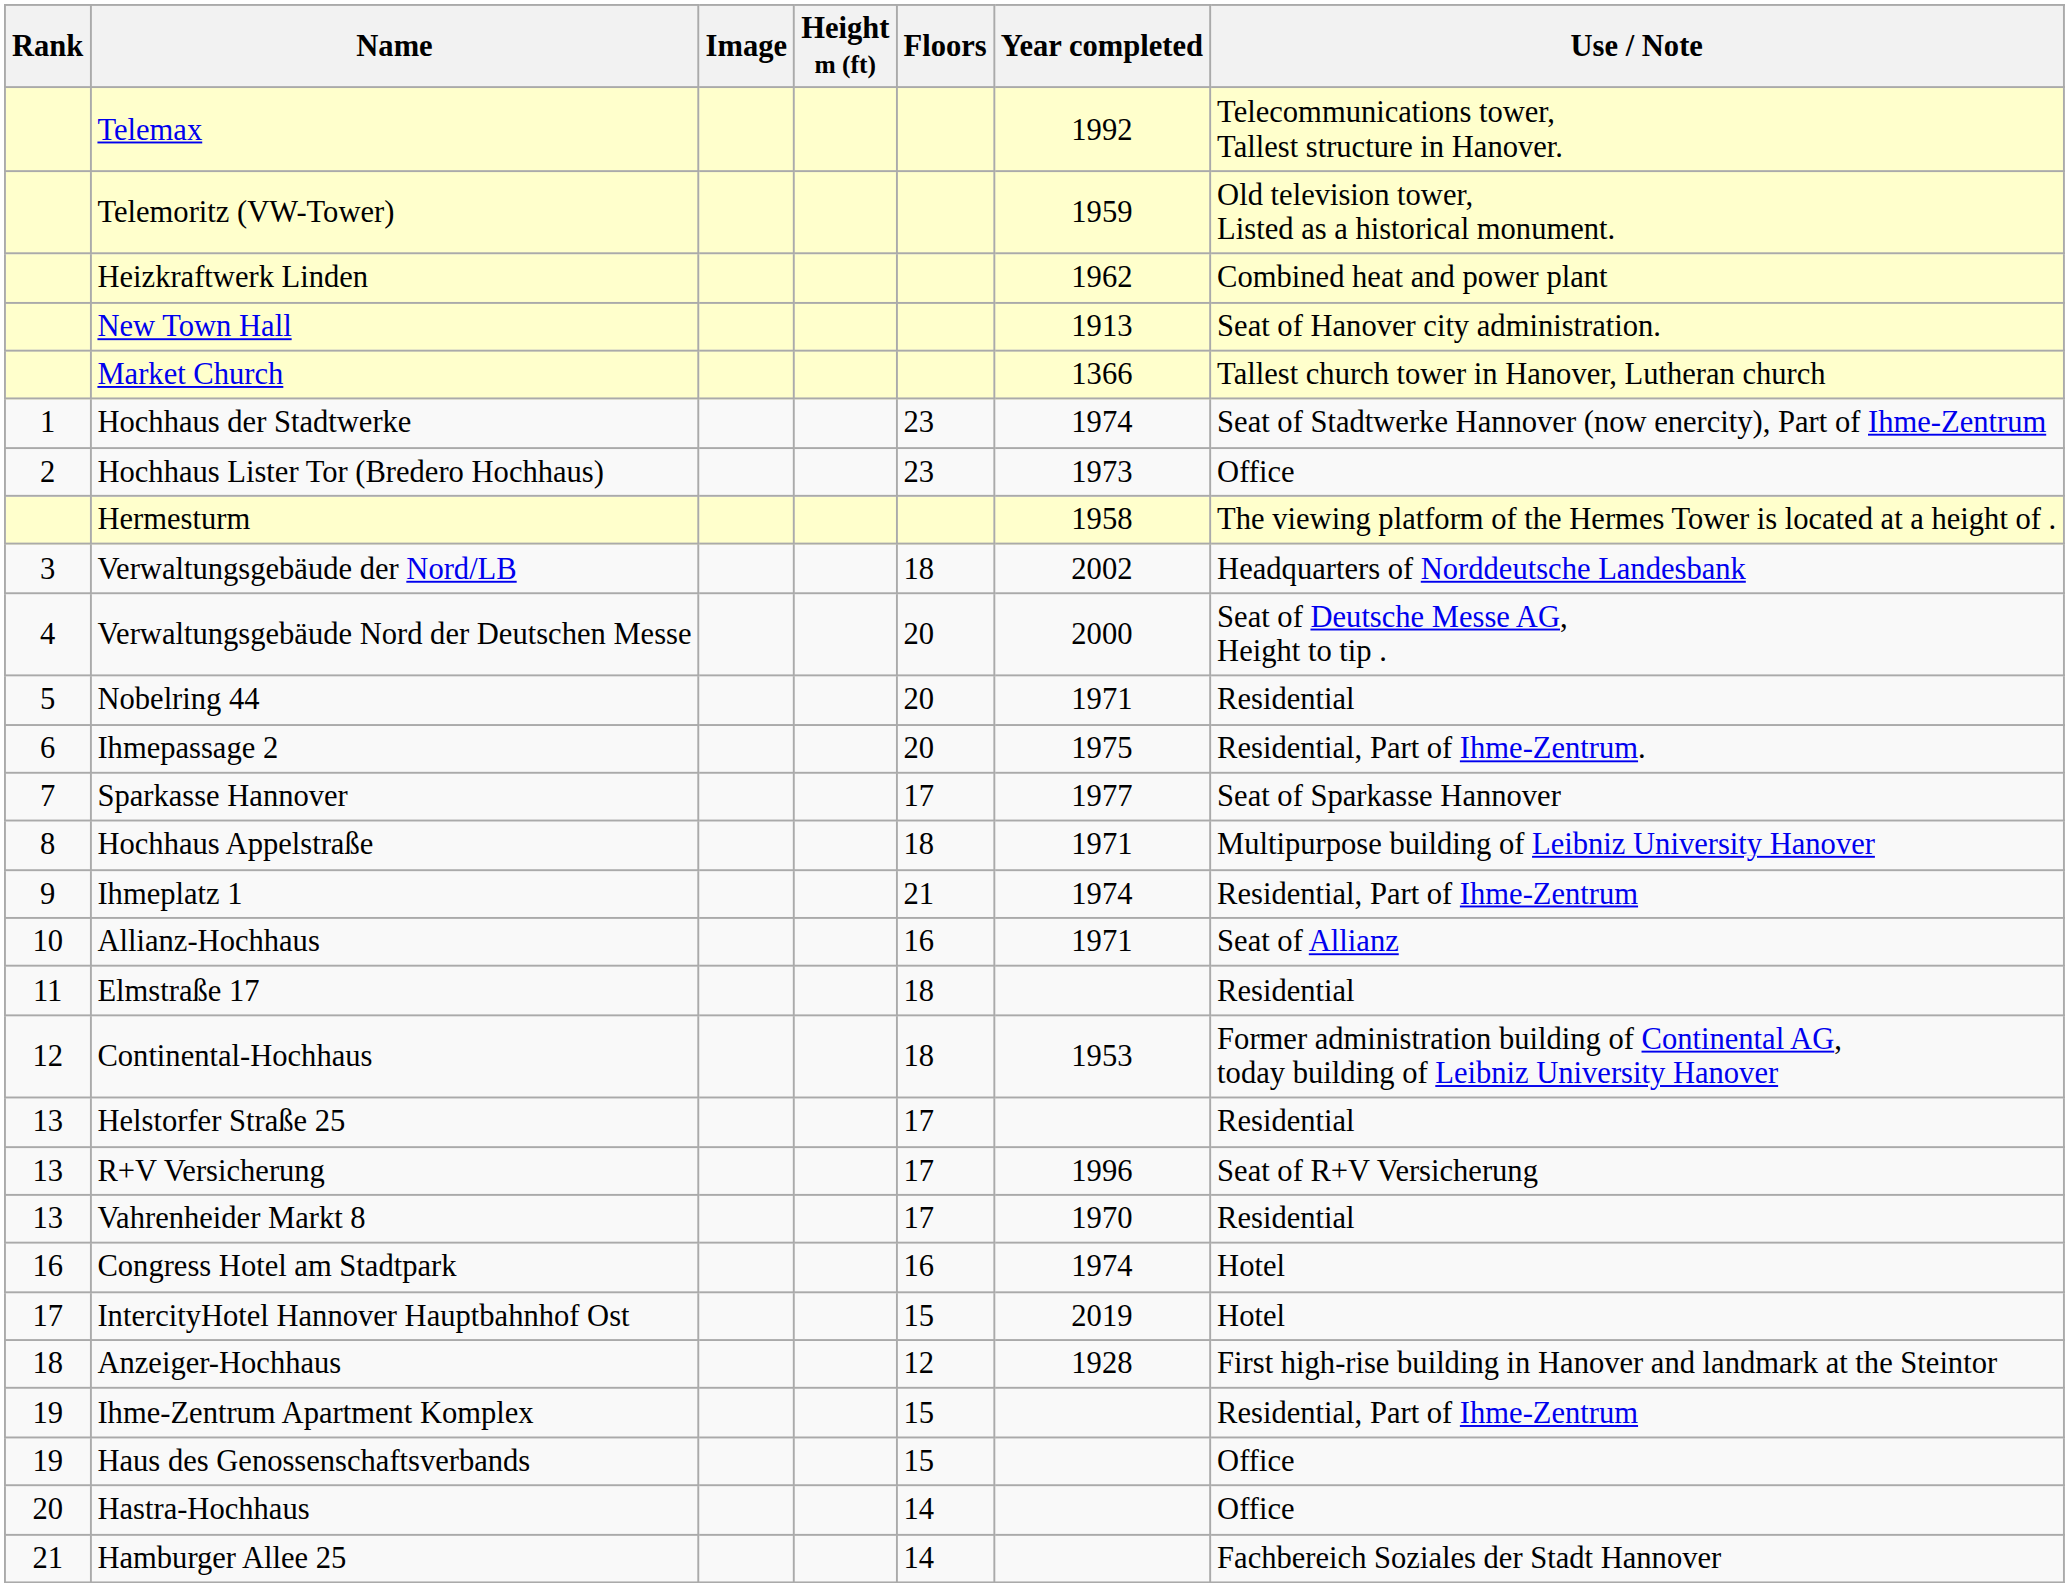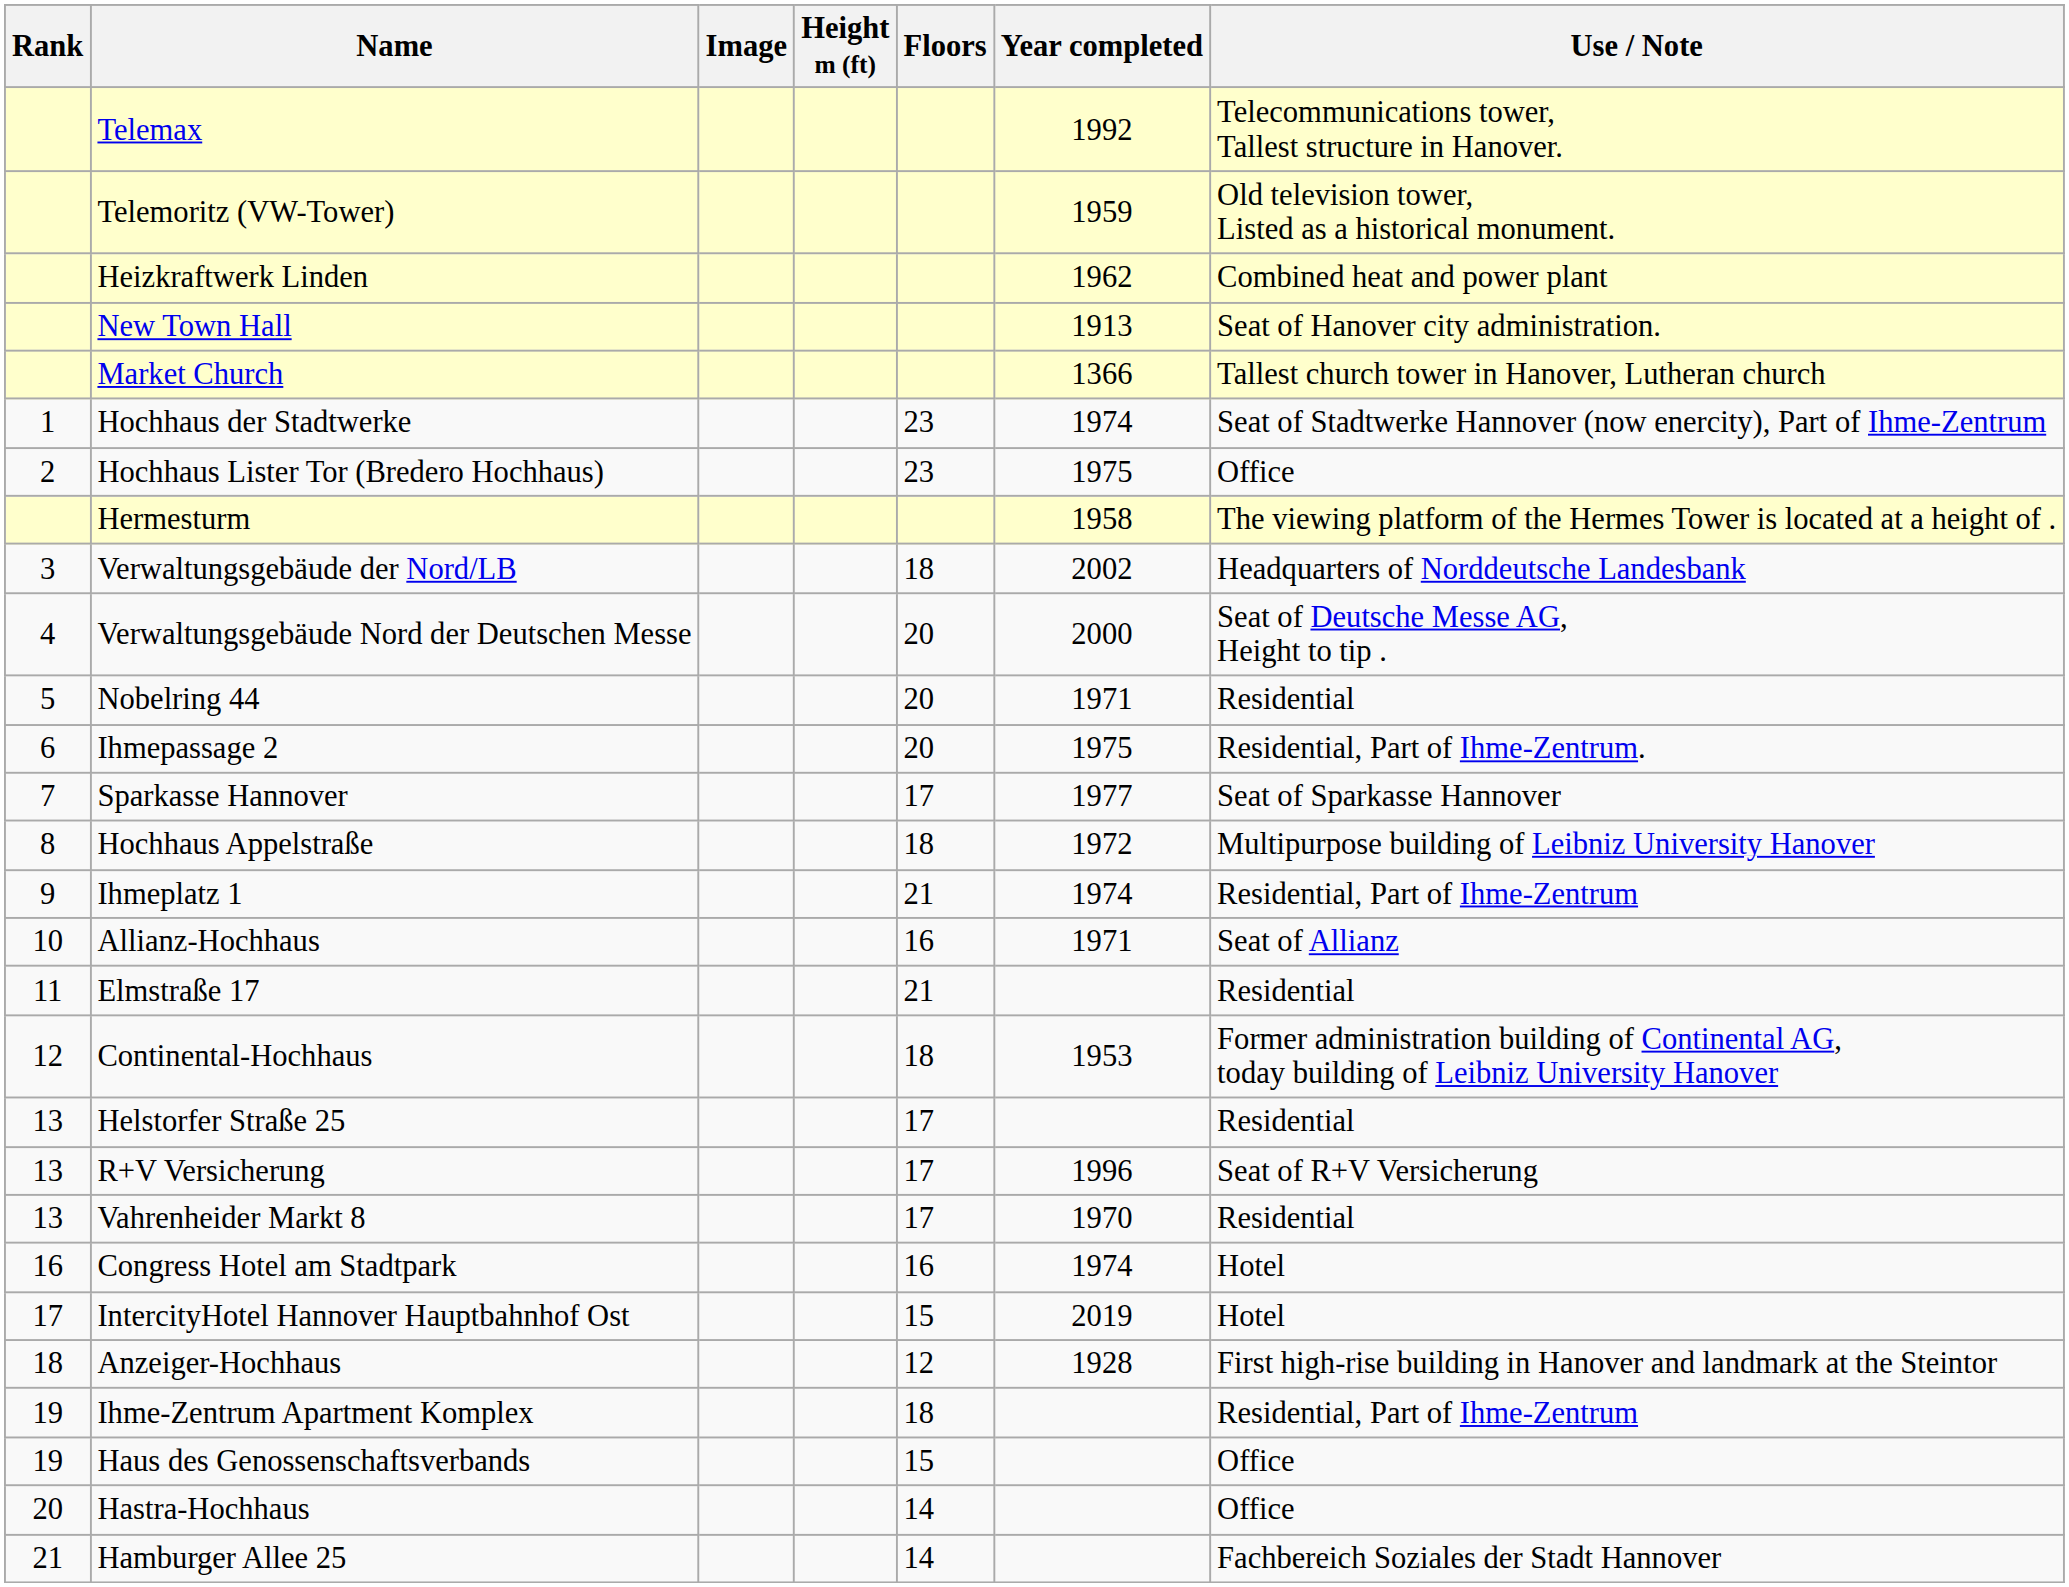(1102, 471) 1973 -> (1102, 471) 1975
(1102, 844) 1971 -> (1102, 844) 1972
(919, 990) 18 -> (919, 990) 21
(919, 1412) 15 -> (919, 1412) 18
